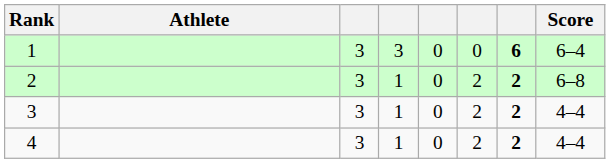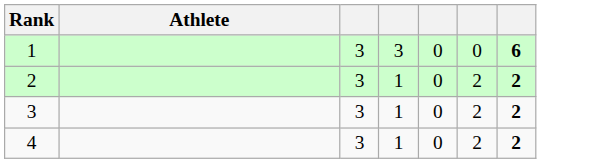- column: (570, 19)
